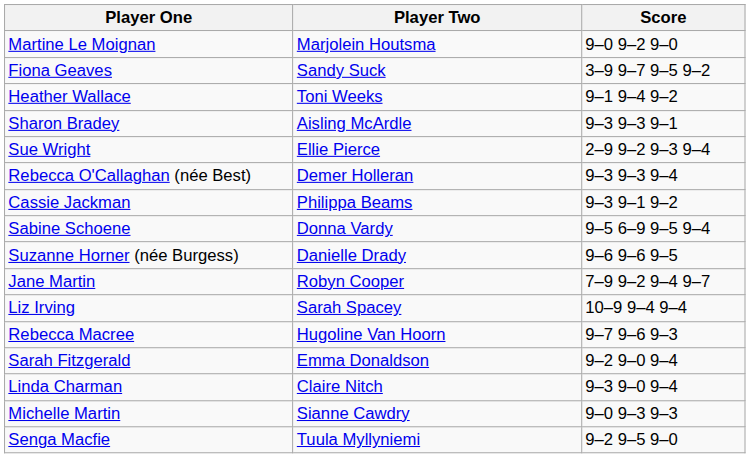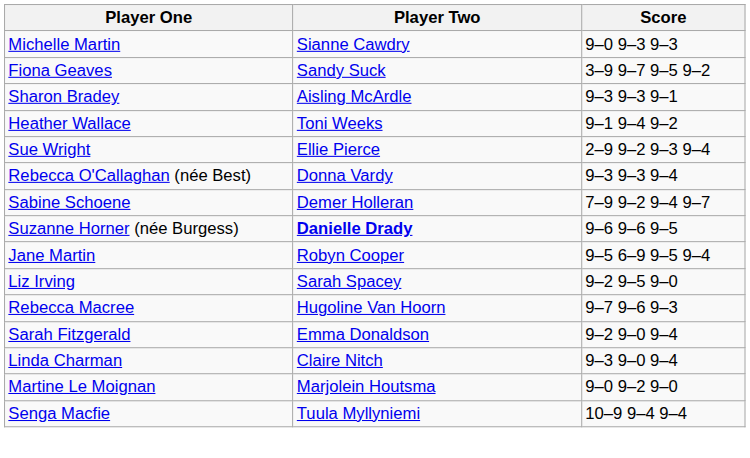rows swapped: (64, 413) <-> (82, 44)
rows swapped: (70, 96) <-> (64, 123)
(355, 176) Demer Holleran -> (345, 176) Donna Vardy
- row: (69, 202)
(345, 228) Donna Vardy -> (355, 202) Demer Holleran
(648, 228) 9–5 6–9 9–5 9–4 -> (648, 202) 7–9 9–2 9–4 9–7
(351, 255) normal -> (355, 228) bold
(648, 281) 7–9 9–2 9–4 9–7 -> (648, 255) 9–5 6–9 9–5 9–4
(636, 307) 10–9 9–4 9–4 -> (632, 281) 9–2 9–5 9–0
(632, 439) 9–2 9–5 9–0 -> (636, 413) 10–9 9–4 9–4
